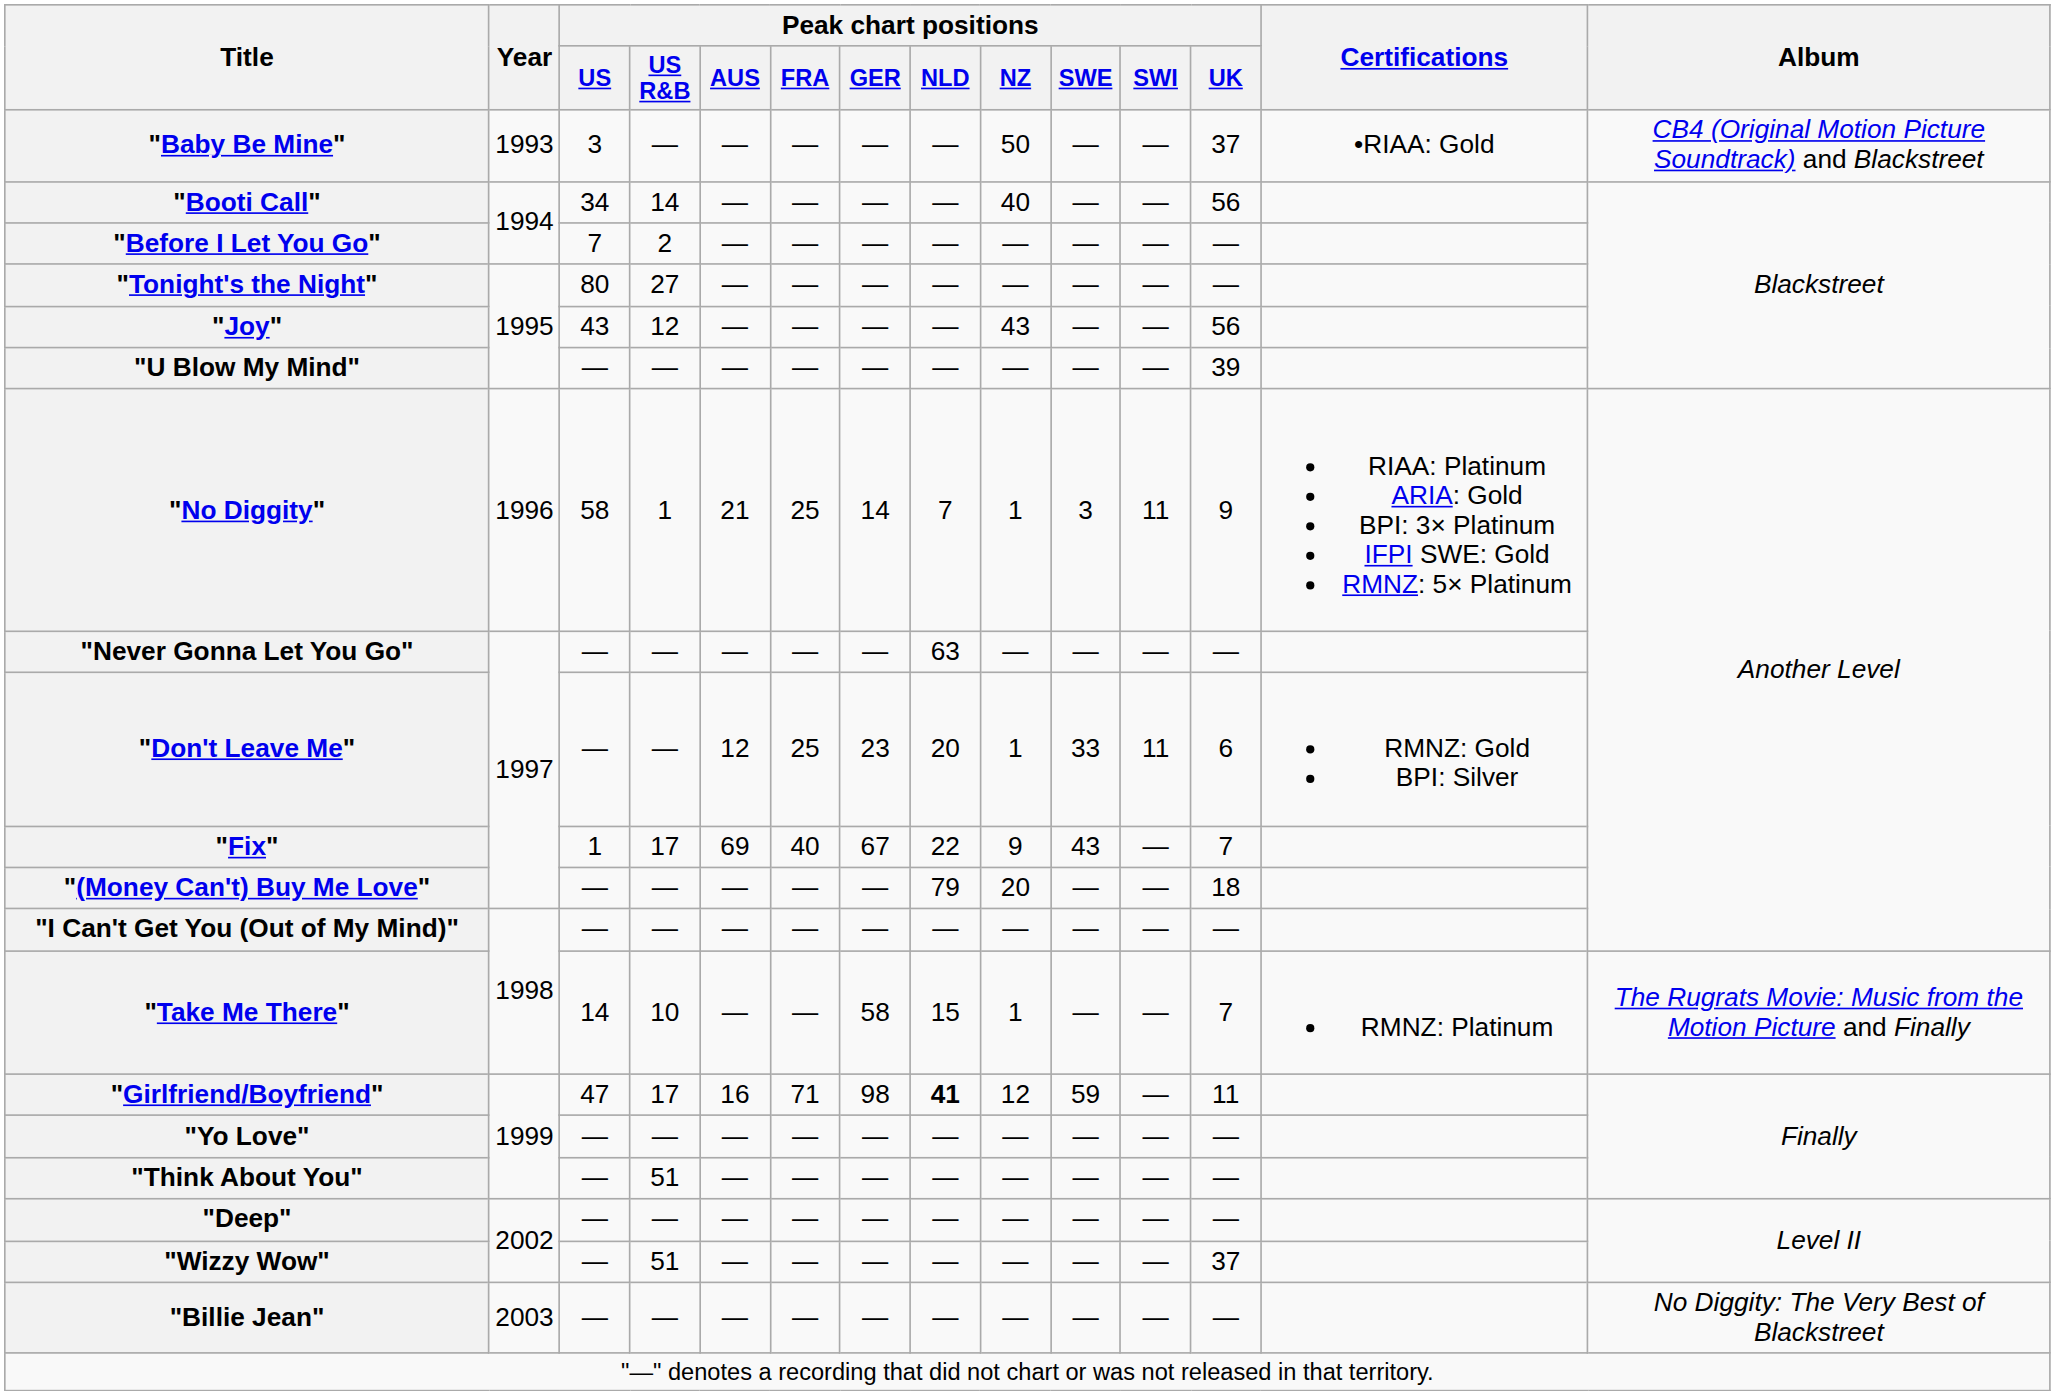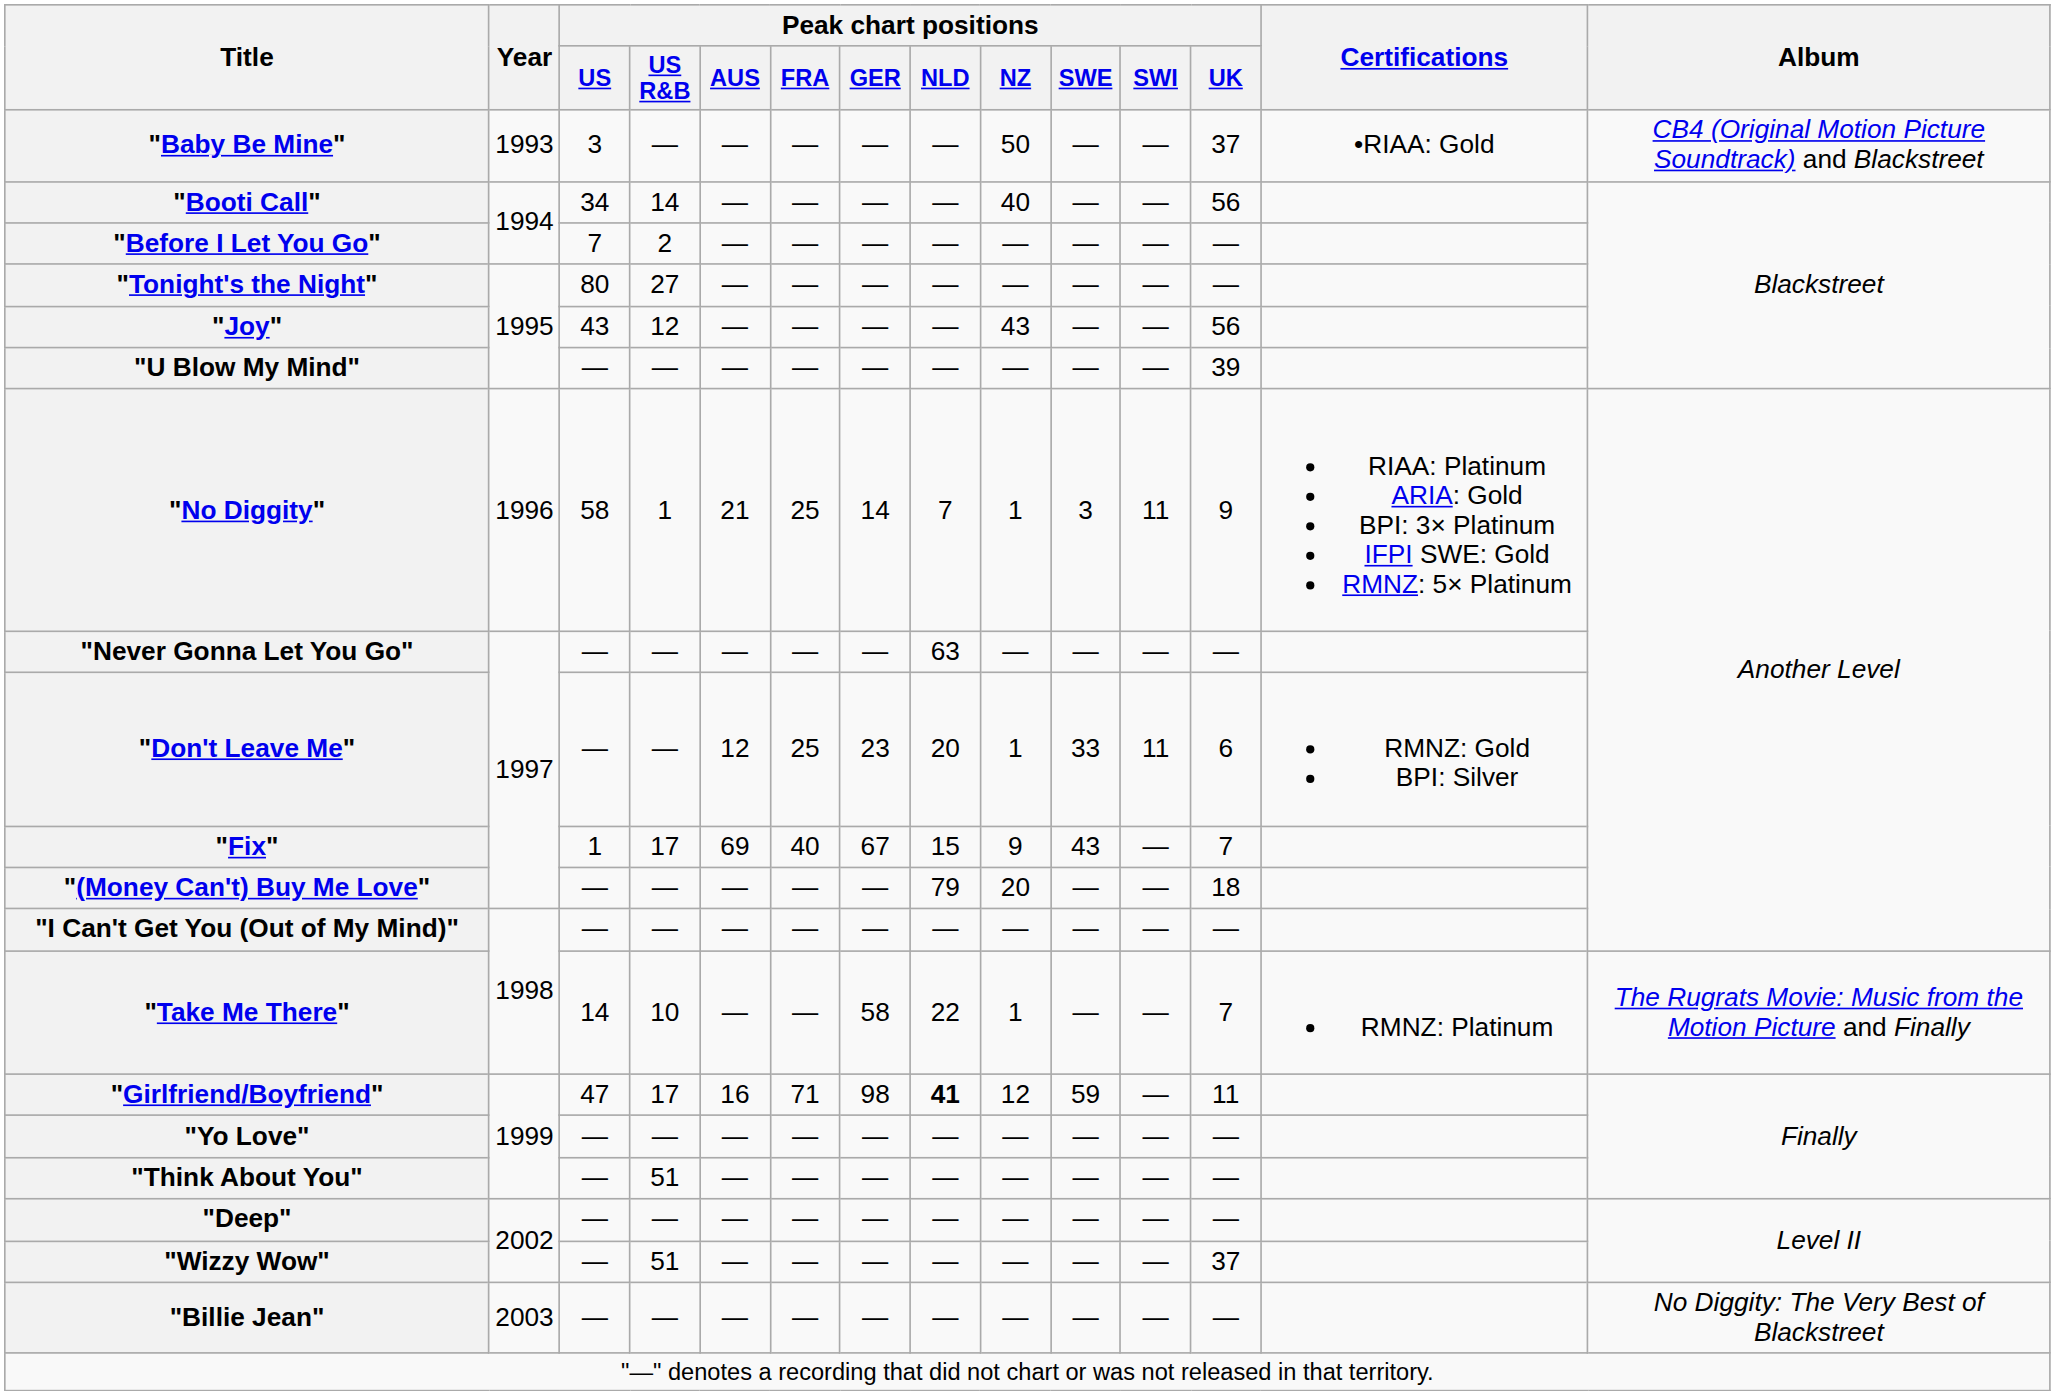(945, 846) 22 -> (945, 846) 15
(945, 1011) 15 -> (945, 1011) 22
